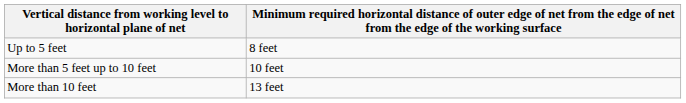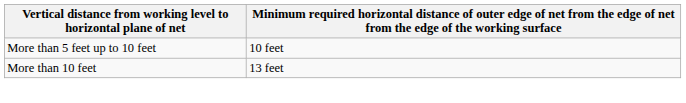- row: (37, 48)
